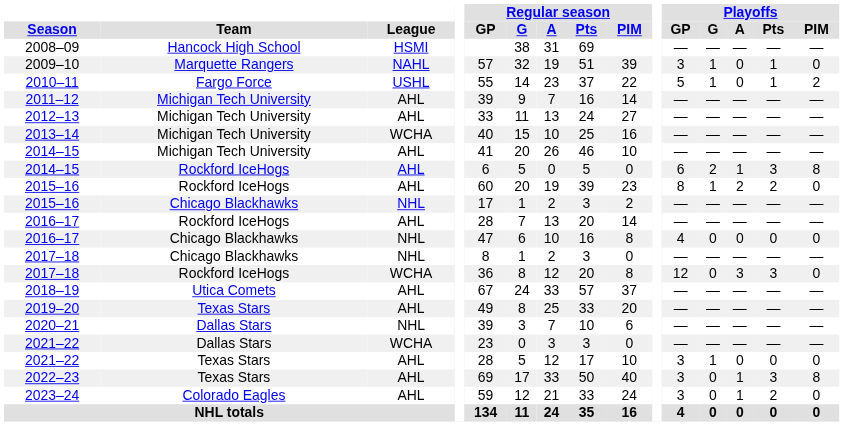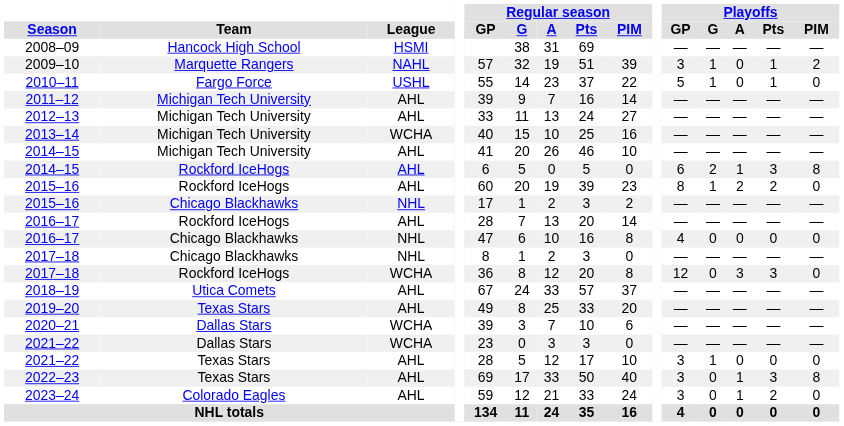(816, 64) 0 -> (816, 64) 2
(816, 82) 2 -> (816, 82) 0
(411, 325) NHL -> (411, 325) WCHA
